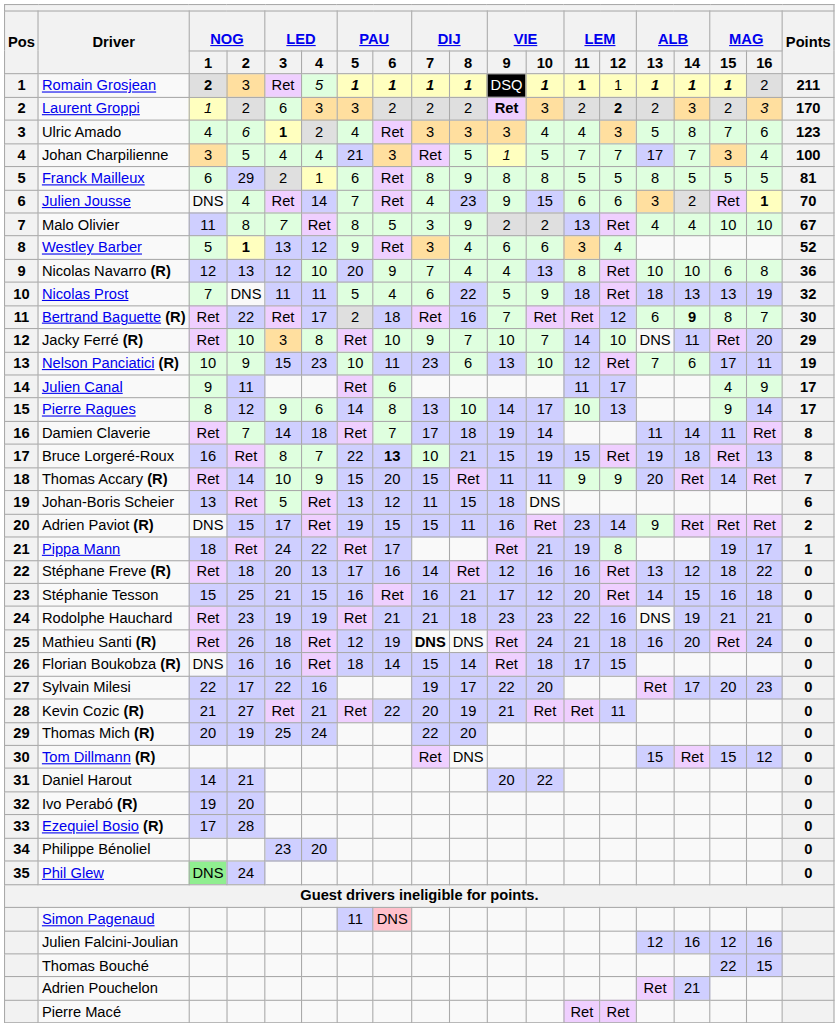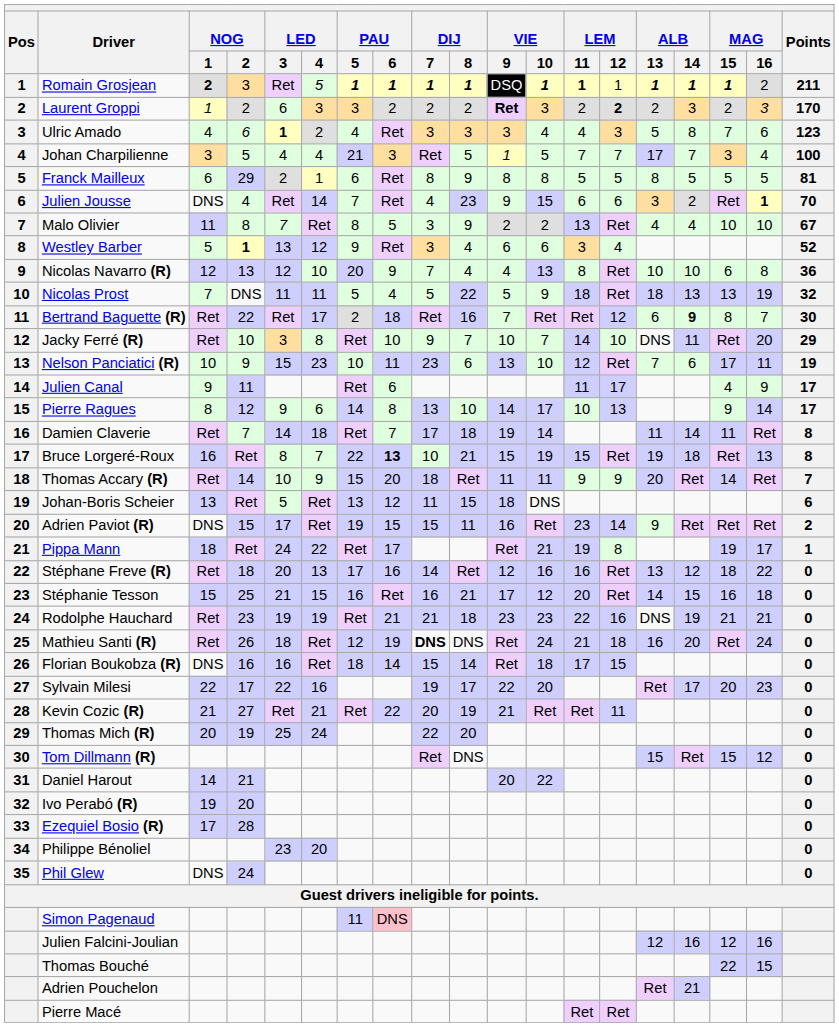(430, 294) 6 -> (430, 294) 5
(430, 479) 15 -> (430, 479) 18
(208, 872) lightgreen background -> (208, 872) no background
